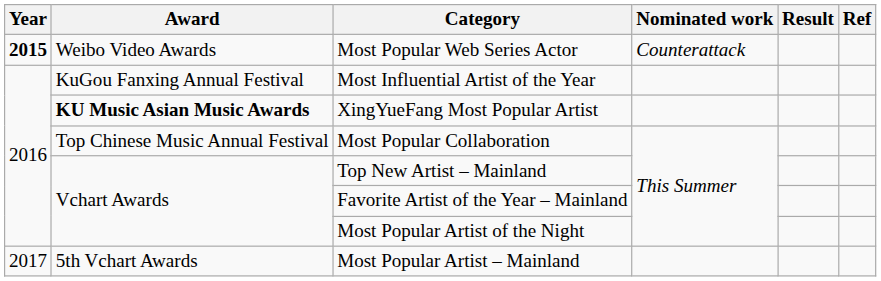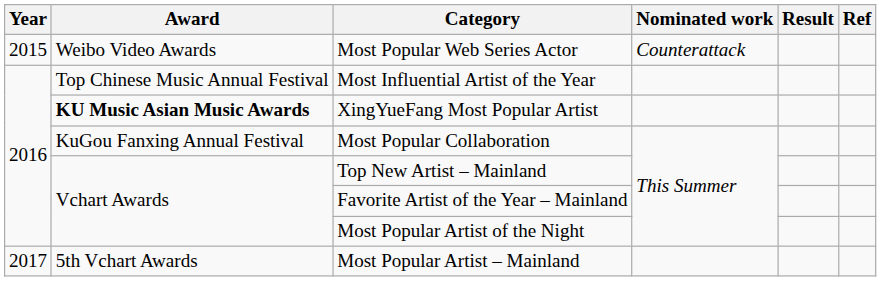(28, 49) bold -> (28, 49) normal
(180, 79) KuGou Fanxing Annual Festival -> (192, 79) Top Chinese Music Annual Festival
(192, 140) Top Chinese Music Annual Festival -> (180, 140) KuGou Fanxing Annual Festival
